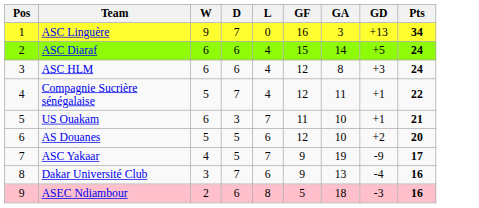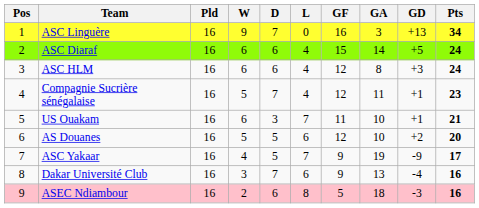+ column: (209, 13)
(417, 94) 22 -> (455, 94) 23
